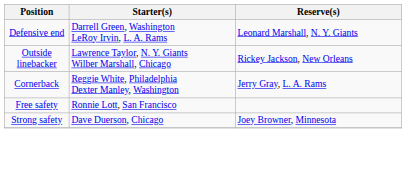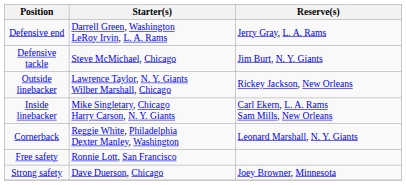(298, 32) Leonard Marshall, N. Y. Giants -> (282, 32) Jerry Gray, L. A. Rams
+ row: (37, 58)
+ row: (37, 110)
(282, 84) Jerry Gray, L. A. Rams -> (298, 136) Leonard Marshall, N. Y. Giants
